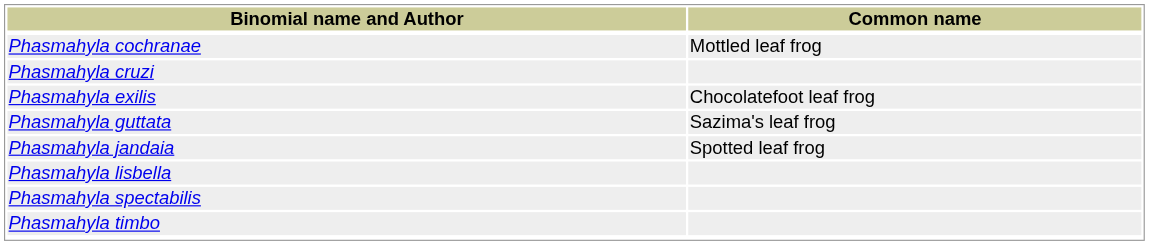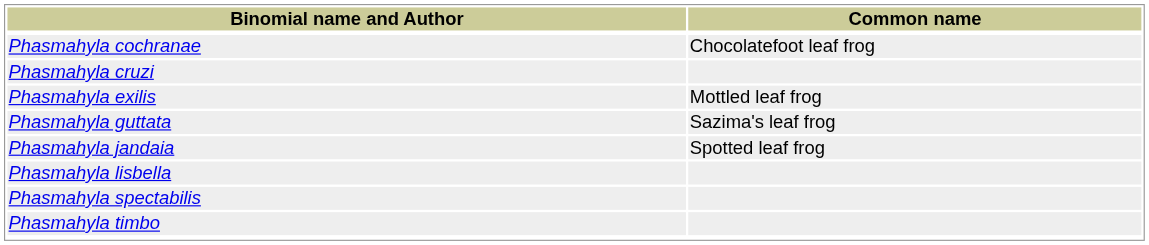(756, 46) Mottled leaf frog -> (782, 46) Chocolatefoot leaf frog
(782, 97) Chocolatefoot leaf frog -> (756, 97) Mottled leaf frog
